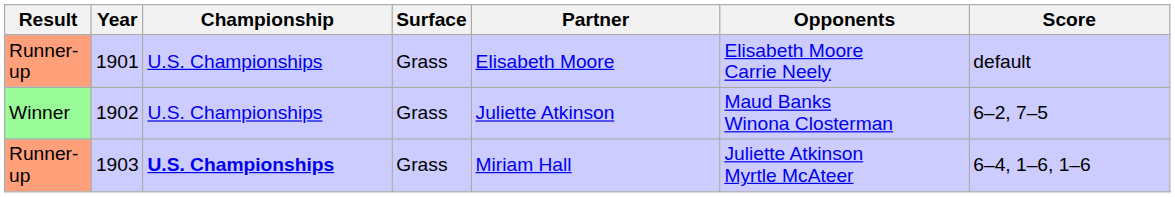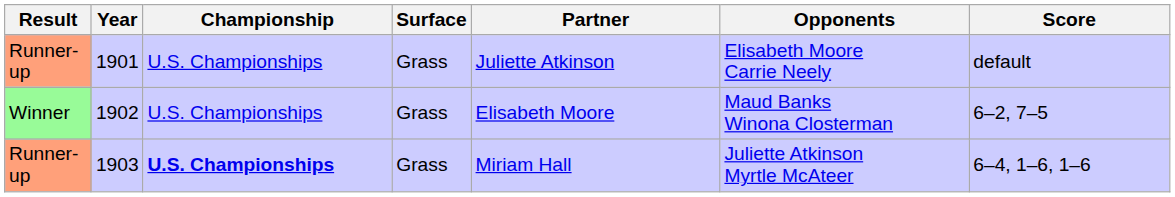(545, 60) Elisabeth Moore -> (545, 60) Juliette Atkinson
(545, 113) Juliette Atkinson -> (545, 113) Elisabeth Moore
